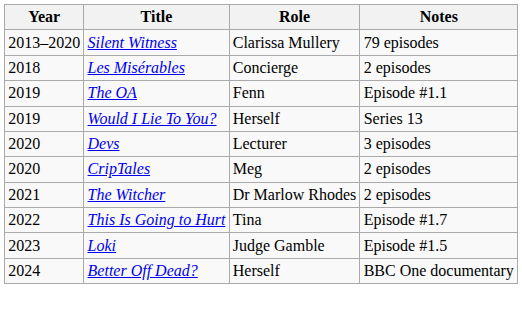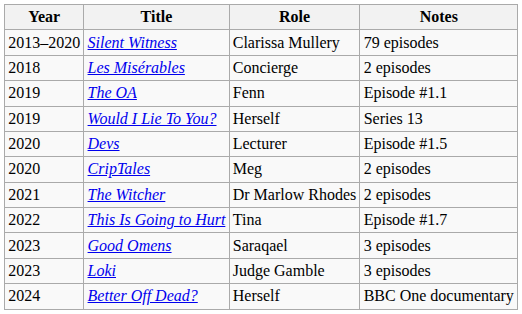(397, 144) 3 episodes -> (405, 144) Episode #1.5
+ row: (130, 245)
(405, 245) Episode #1.5 -> (397, 270) 3 episodes
